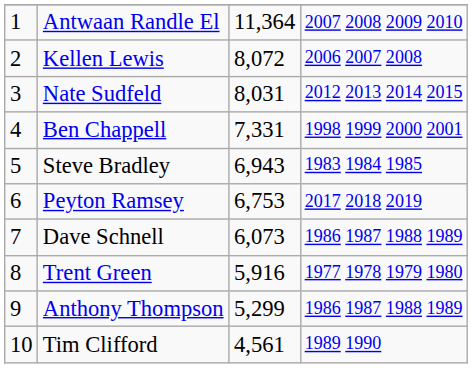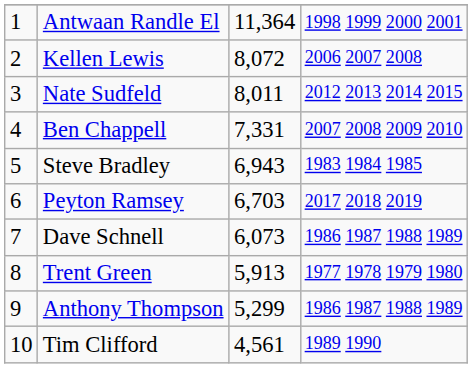(384, 22) 2007 2008 2009 2010 -> (384, 22) 1998 1999 2000 2001
(259, 93) 8,031 -> (259, 93) 8,011
(384, 129) 1998 1999 2000 2001 -> (384, 129) 2007 2008 2009 2010
(259, 201) 6,753 -> (259, 201) 6,703
(259, 272) 5,916 -> (259, 272) 5,913
